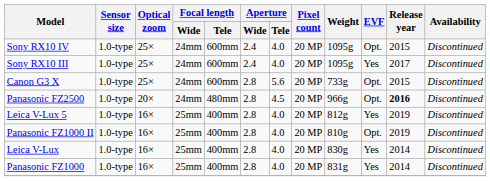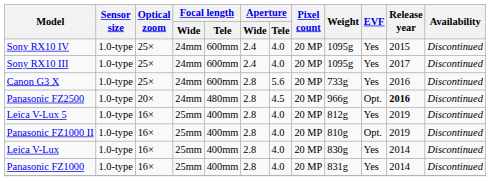(373, 47) Opt. -> (371, 47) Yes
(373, 81) Opt. -> (371, 81) Yes
(400, 81) 2015 -> (400, 81) 2016
